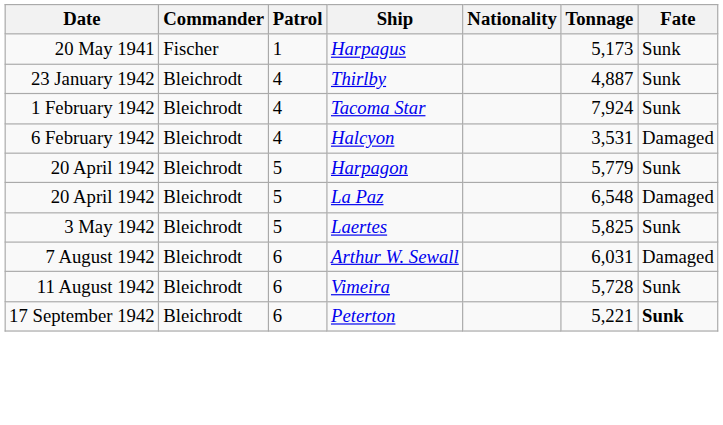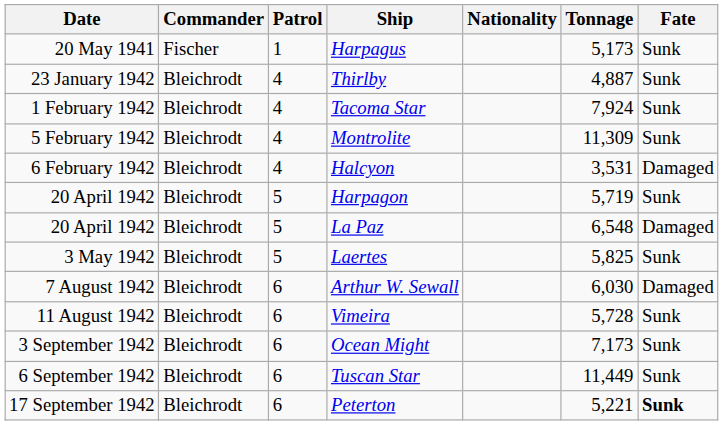+ row: (371, 138)
(612, 167) 5,779 -> (612, 197) 5,719
(612, 256) 6,031 -> (612, 286) 6,030
+ row: (380, 345)
+ row: (375, 375)
